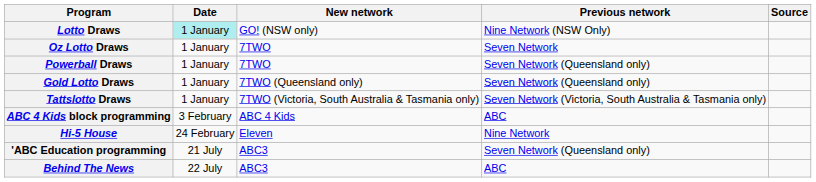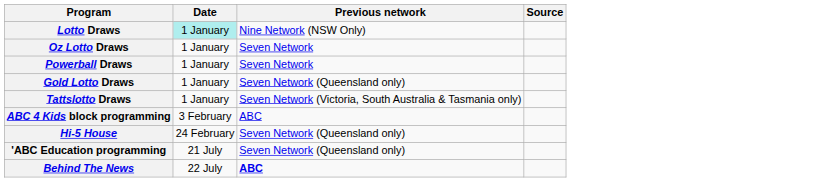- column: (359, 13)
(567, 64) Seven Network (Queensland only) -> (276, 64) Seven Network
(517, 133) Nine Network -> (322, 133) Seven Network (Queensland only)
(495, 168) normal -> (251, 168) bold
